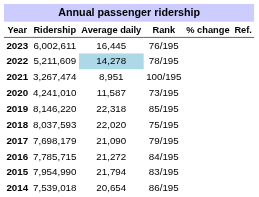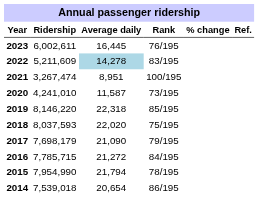(164, 61) 78/195 -> (164, 61) 83/195
(164, 172) 83/195 -> (164, 172) 78/195
